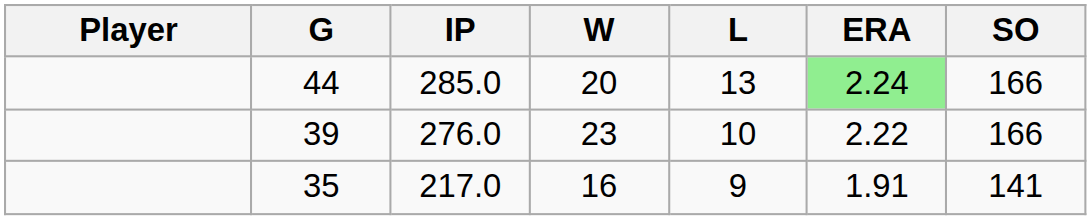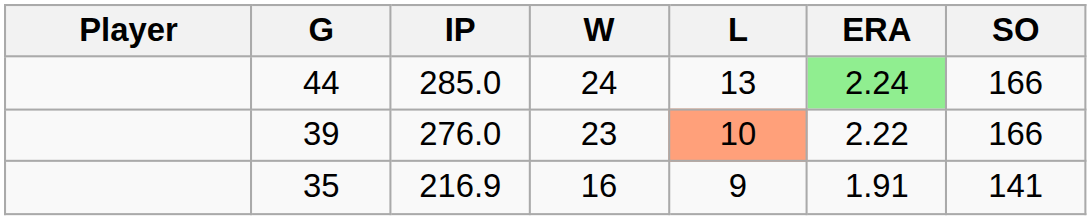(599, 82) 20 -> (599, 82) 24
(738, 134) no background -> (738, 134) lightsalmon background
(460, 186) 217.0 -> (460, 186) 216.9
